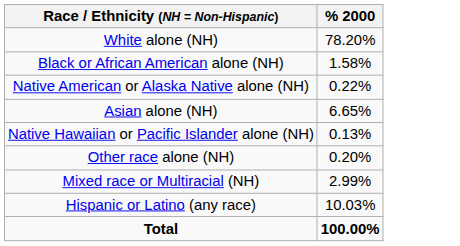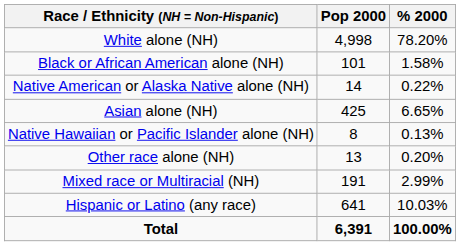+ column: (353, 16)
